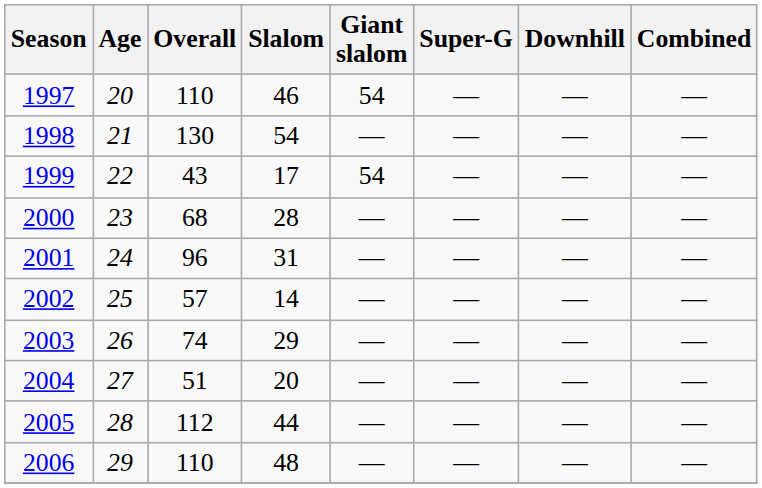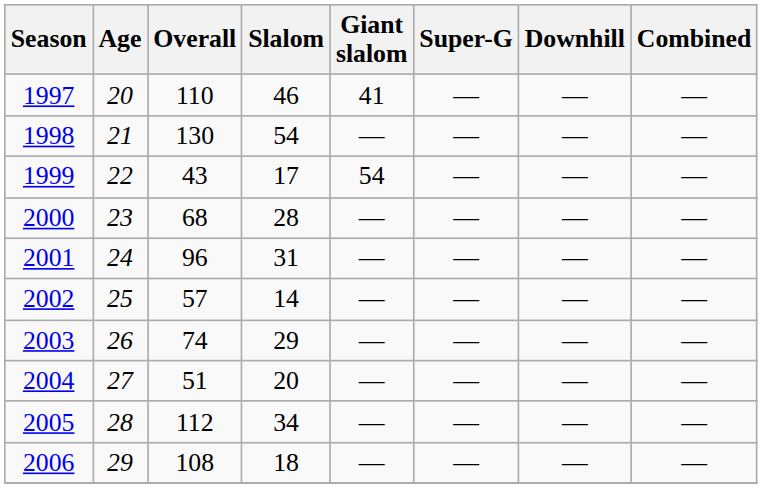(372, 94) 54 -> (372, 94) 41
(286, 421) 44 -> (286, 421) 34
(195, 462) 110 -> (195, 462) 108
(286, 462) 48 -> (286, 462) 18
